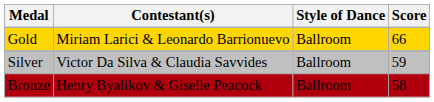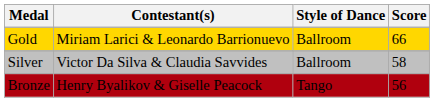(399, 62) 59 -> (399, 62) 58
(324, 85) Ballroom -> (314, 85) Tango
(399, 85) 58 -> (399, 85) 56
